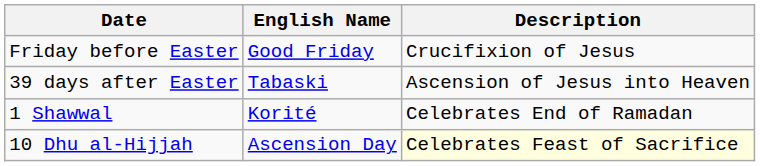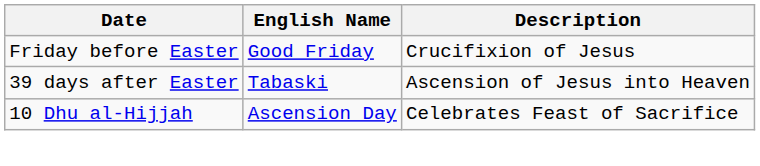- row: (61, 114)
(572, 145) lightyellow background -> (572, 114) no background
